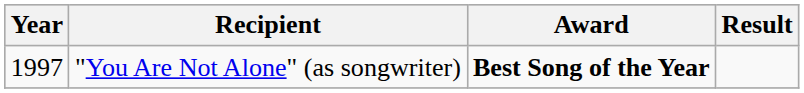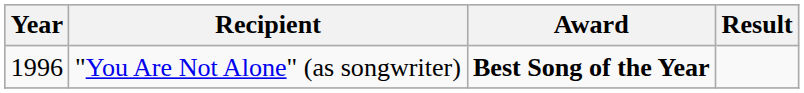(37, 66) 1997 -> (37, 66) 1996
